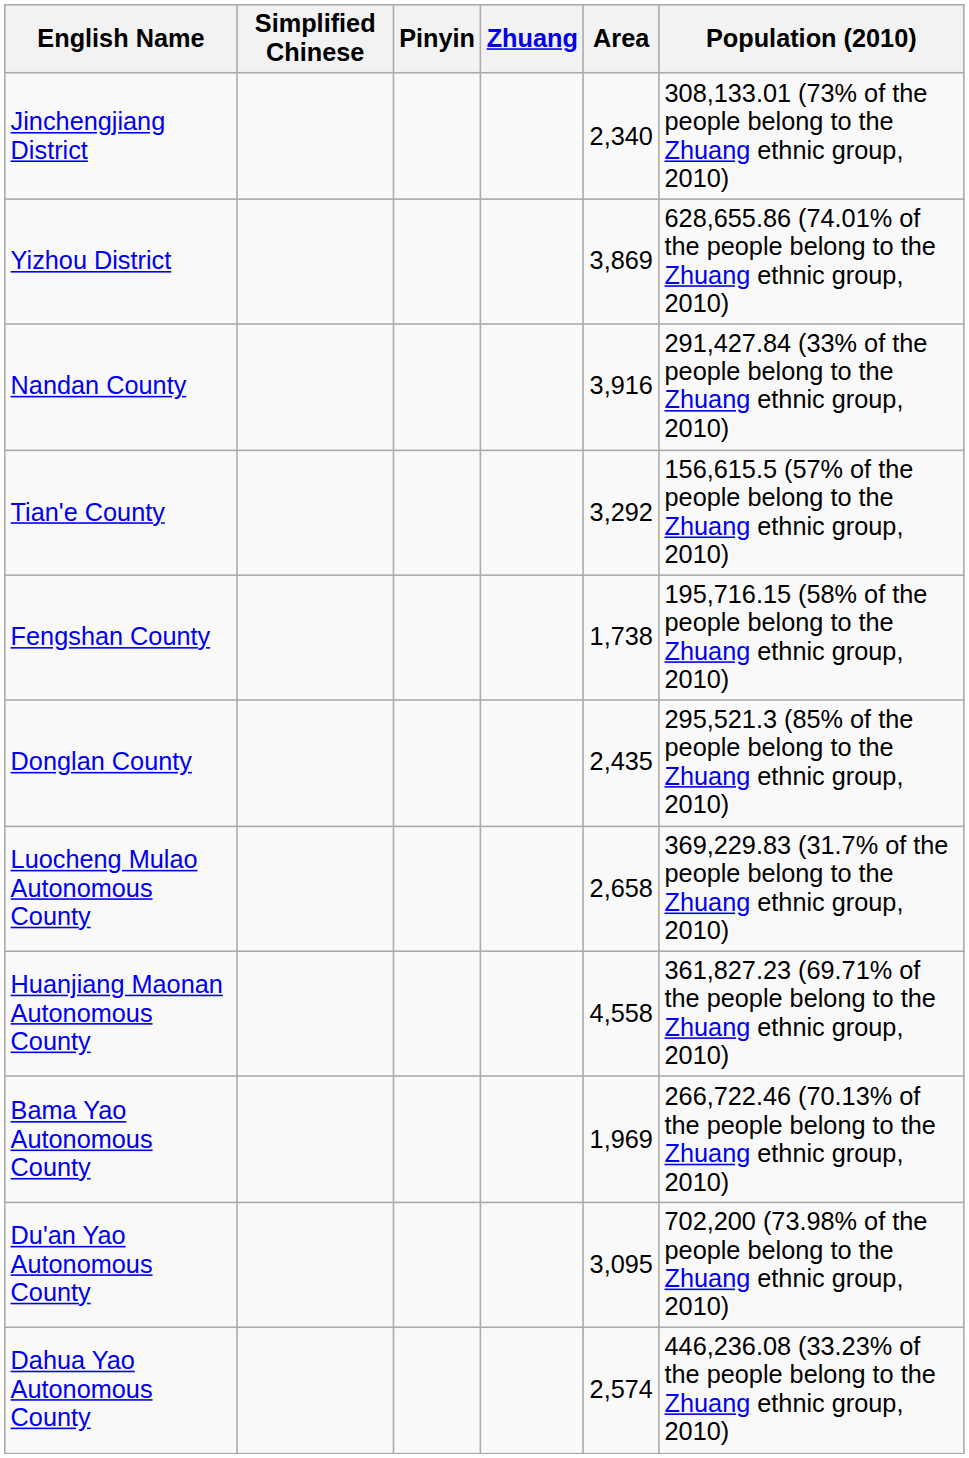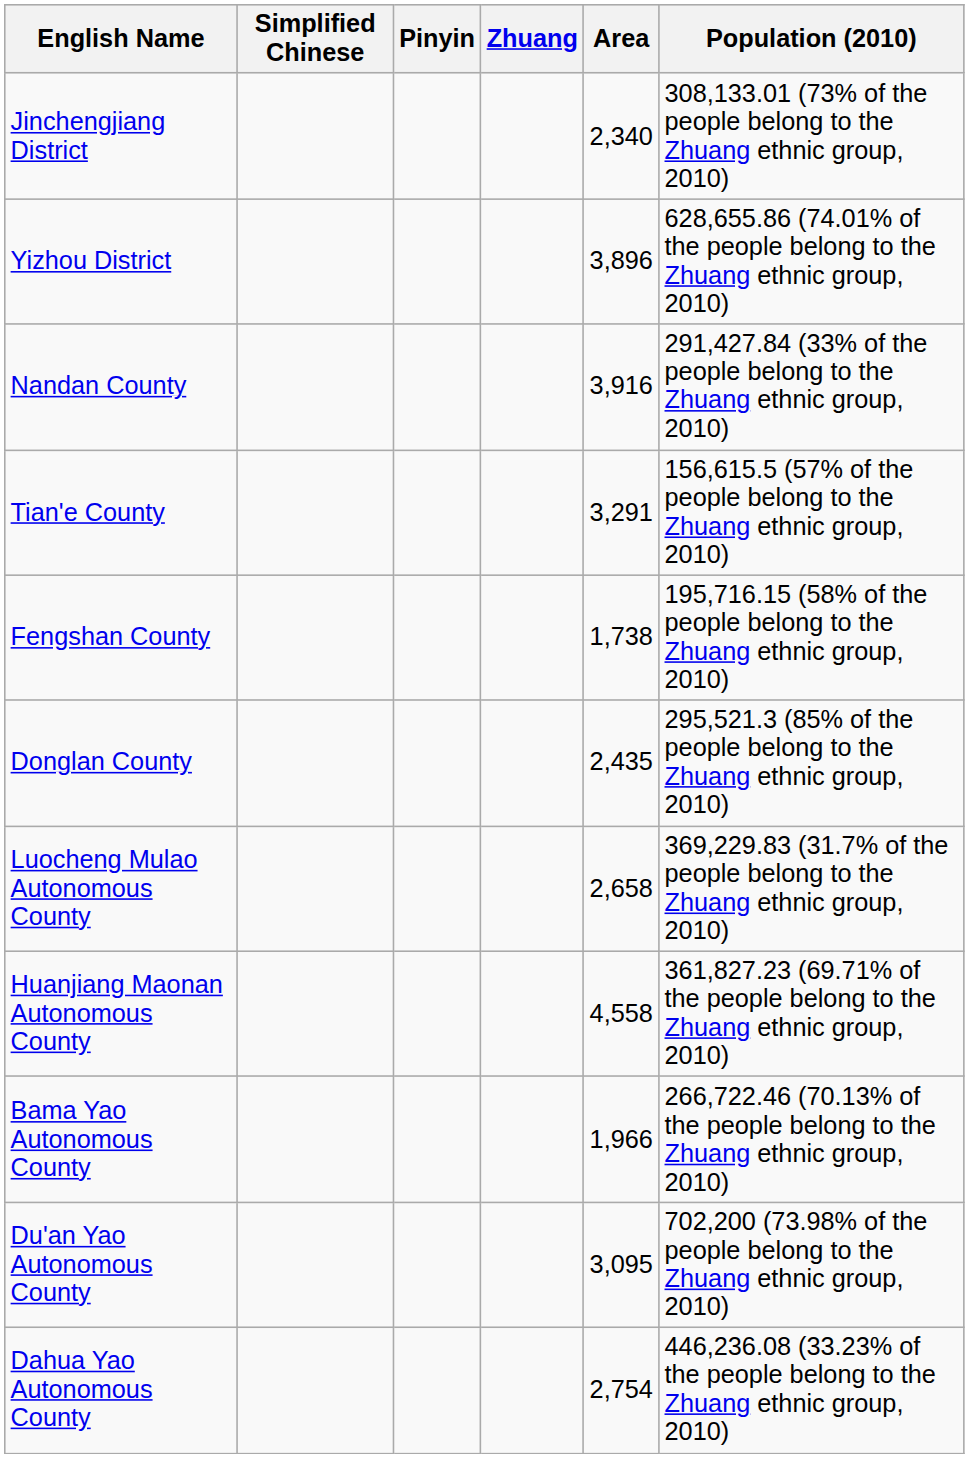(621, 261) 3,869 -> (621, 261) 3,896
(621, 511) 3,292 -> (621, 511) 3,291
(621, 1139) 1,969 -> (621, 1139) 1,966
(621, 1389) 2,574 -> (621, 1389) 2,754
